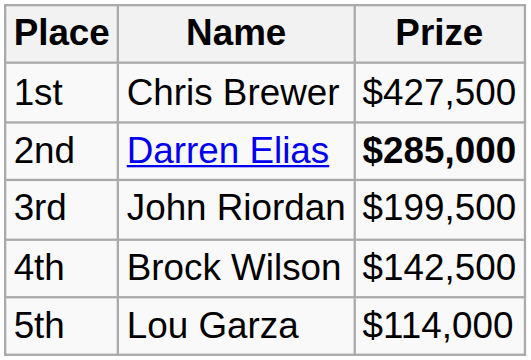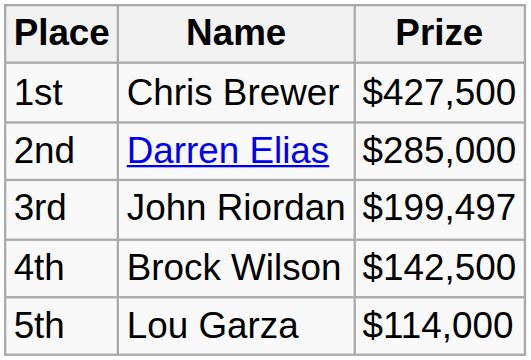(439, 150) bold -> (439, 150) normal
(439, 208) $199,500 -> (439, 208) $199,497
